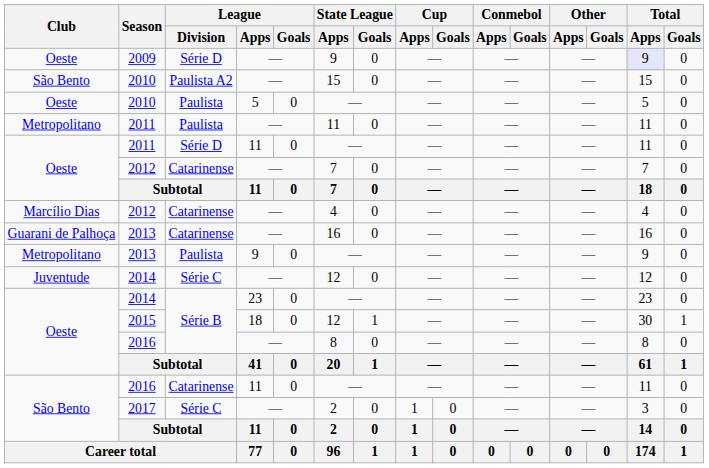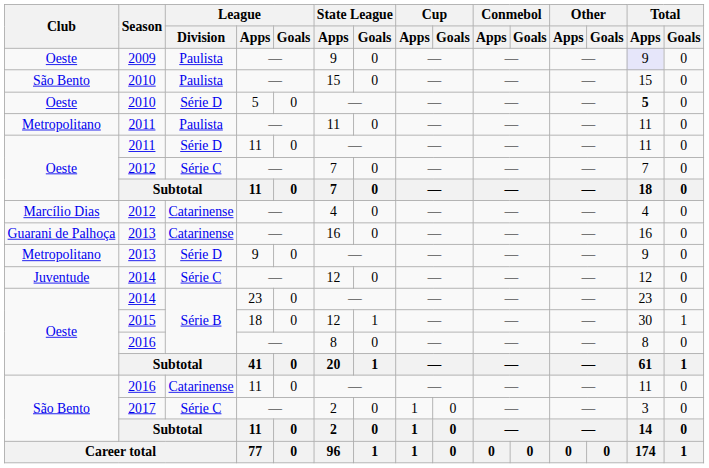(201, 59) Série D -> (201, 59) Paulista
(201, 80) Paulista A2 -> (201, 80) Paulista
(201, 102) Paulista -> (201, 102) Série D
(645, 102) normal -> (645, 102) bold
(201, 168) Catarinense -> (201, 168) Série C
(201, 255) Paulista -> (201, 255) Série D
